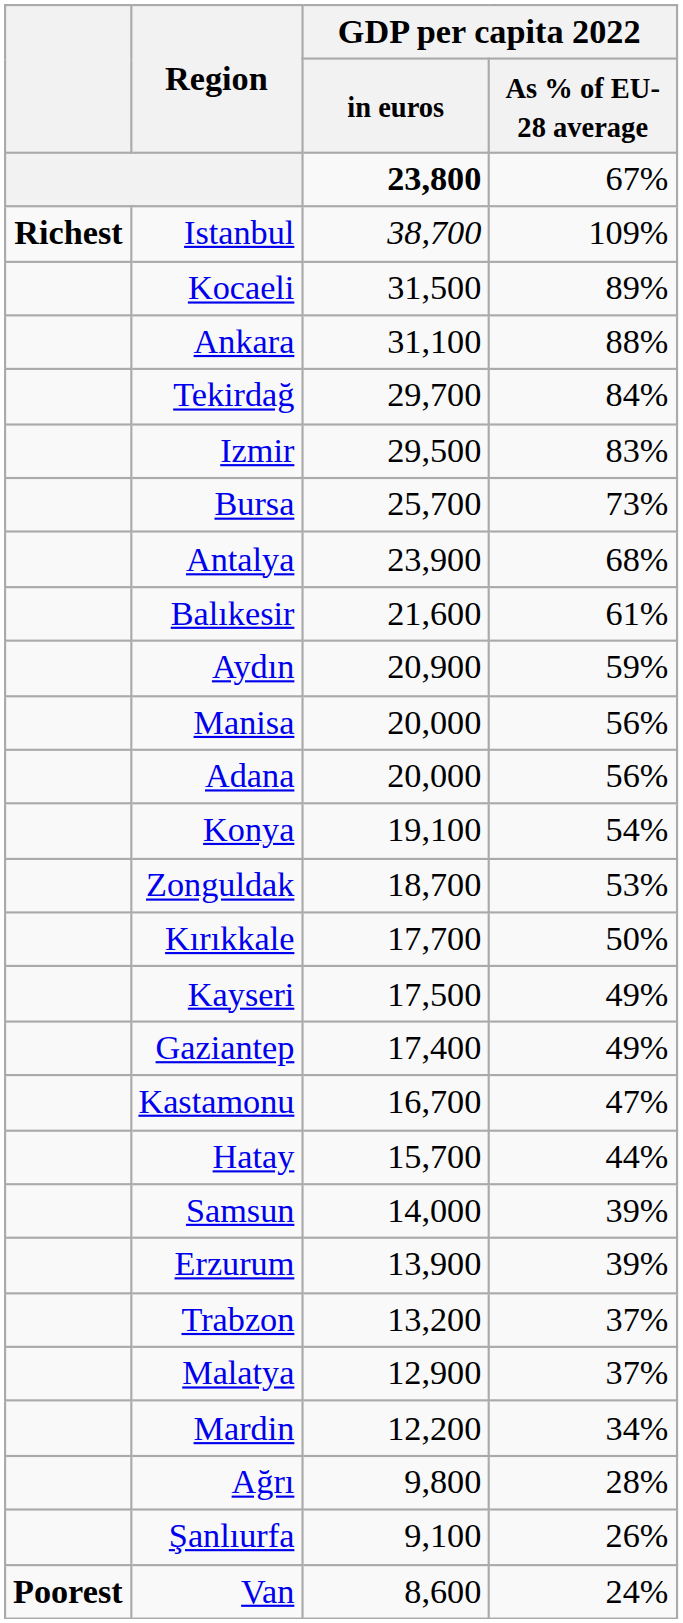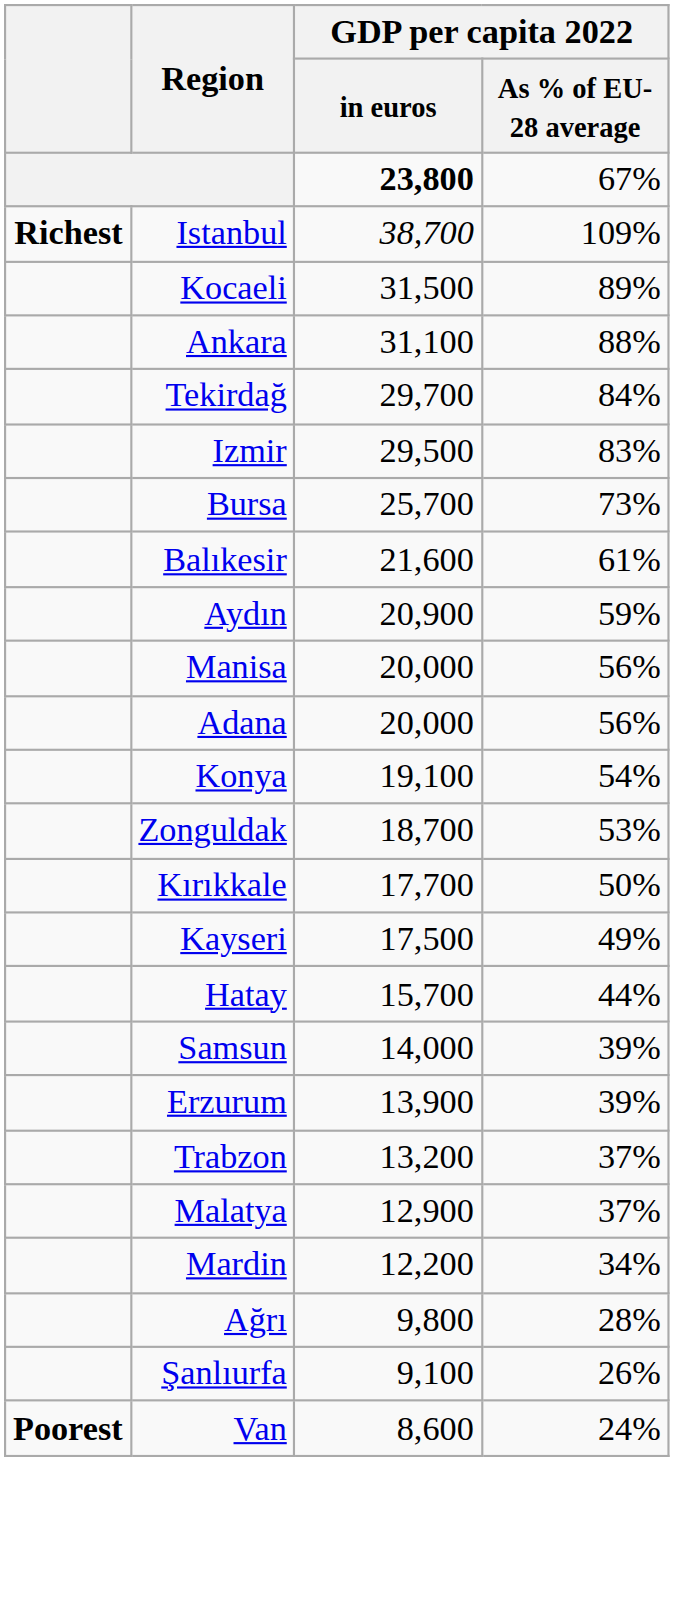- row: (240, 558)
- row: (225, 1047)
- row: (216, 1101)
